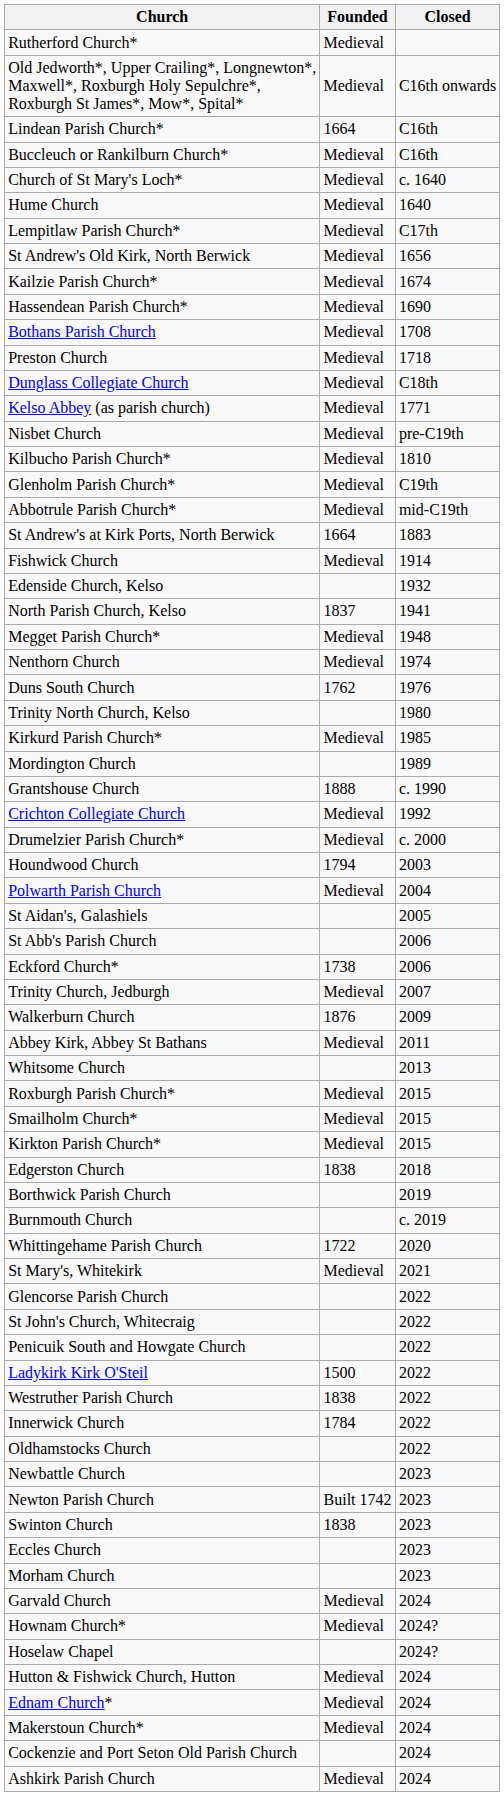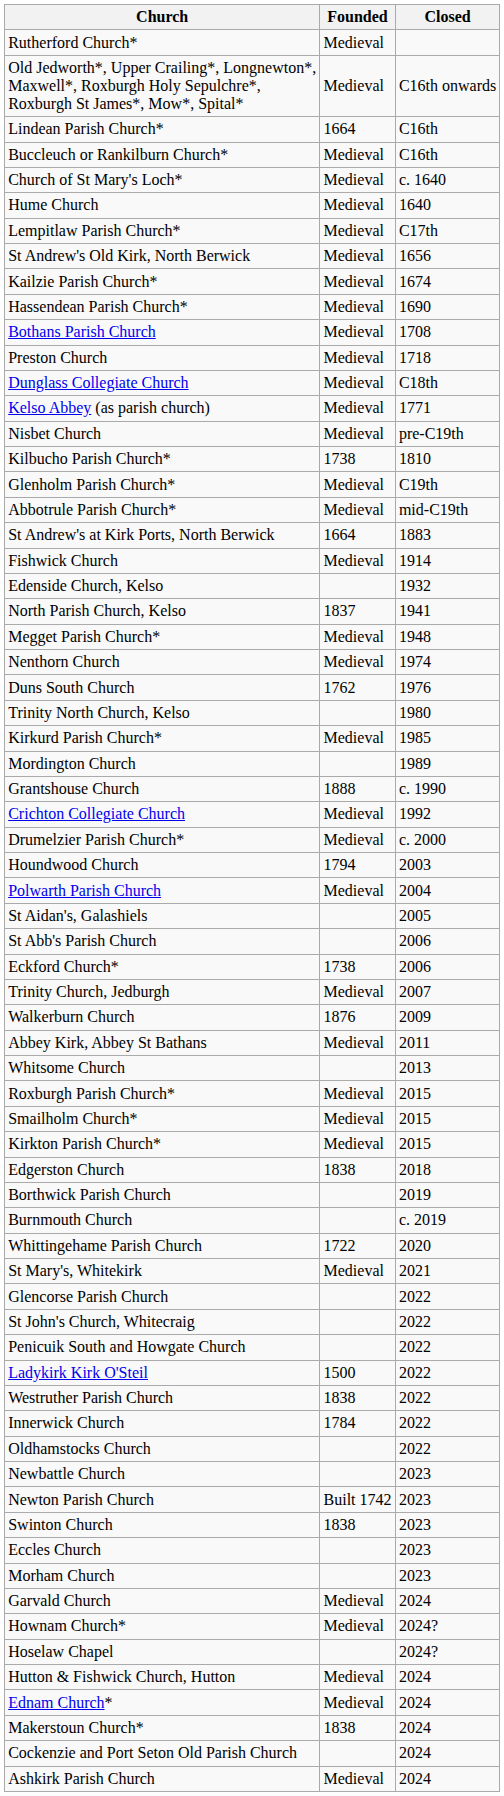(354, 459) Medieval -> (340, 459) 1738
(354, 1727) Medieval -> (340, 1727) 1838
